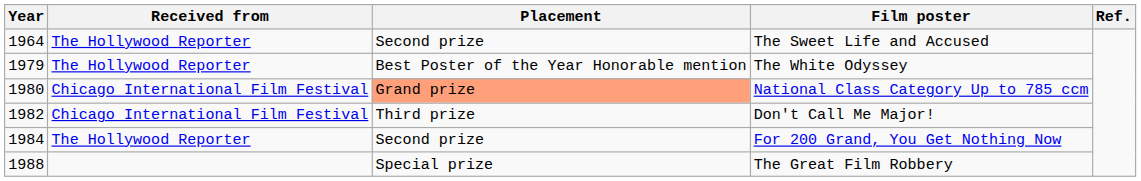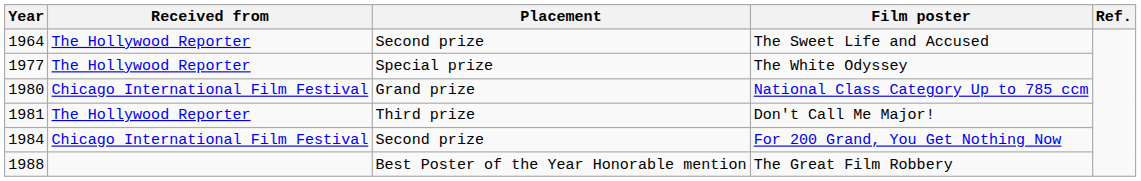(26, 66) 1979 -> (26, 66) 1977
(561, 66) Best Poster of the Year Honorable mention -> (434, 66) Special prize
(425, 91) lightsalmon background -> (425, 91) no background
(26, 115) 1982 -> (26, 115) 1981
(210, 115) Chicago International Film Festival -> (151, 115) The Hollywood Reporter
(151, 140) The Hollywood Reporter -> (210, 140) Chicago International Film Festival
(434, 164) Special prize -> (561, 164) Best Poster of the Year Honorable mention
